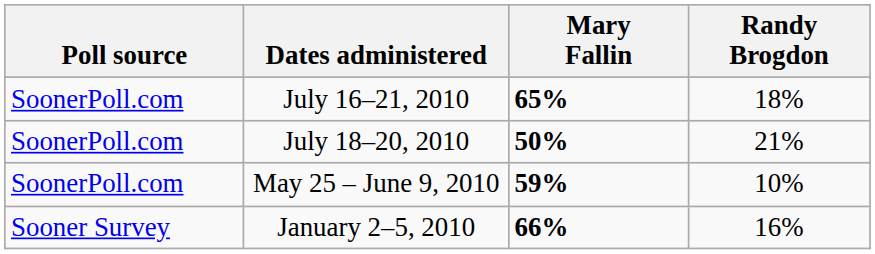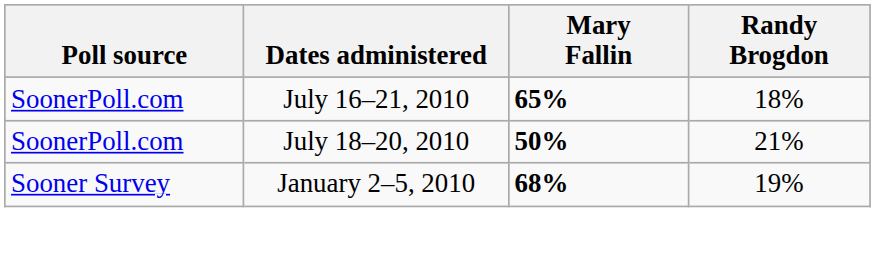- row: (376, 183)
(541, 226) 66% -> (541, 183) 68%
(779, 226) 16% -> (779, 183) 19%
